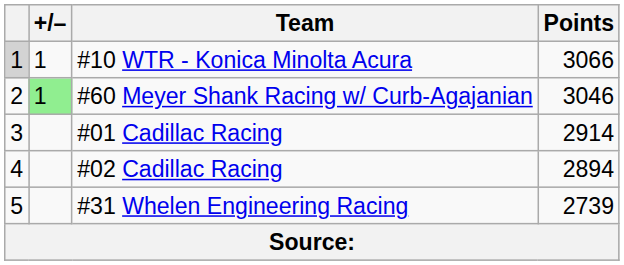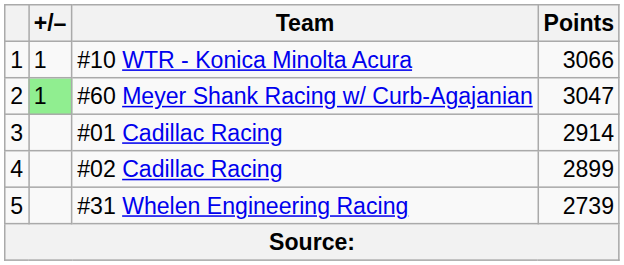(17, 60) lightgrey background -> (17, 60) no background
(588, 96) 3046 -> (588, 96) 3047
(588, 170) 2894 -> (588, 170) 2899
